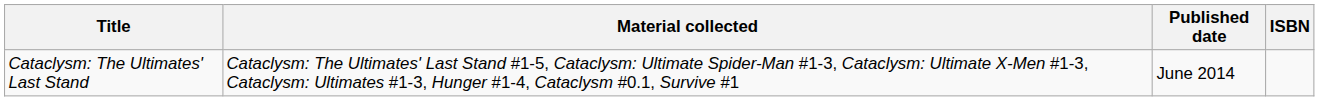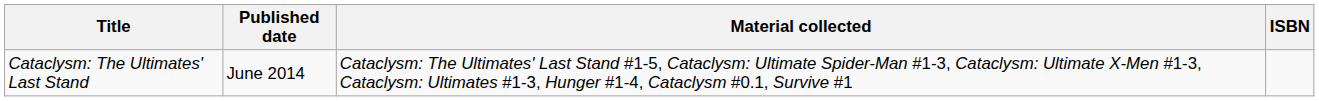columns swapped: (688, 27) <-> (1209, 27)
